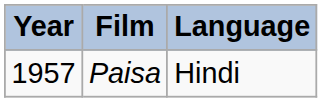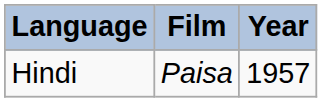columns swapped: (44, 27) <-> (242, 27)
